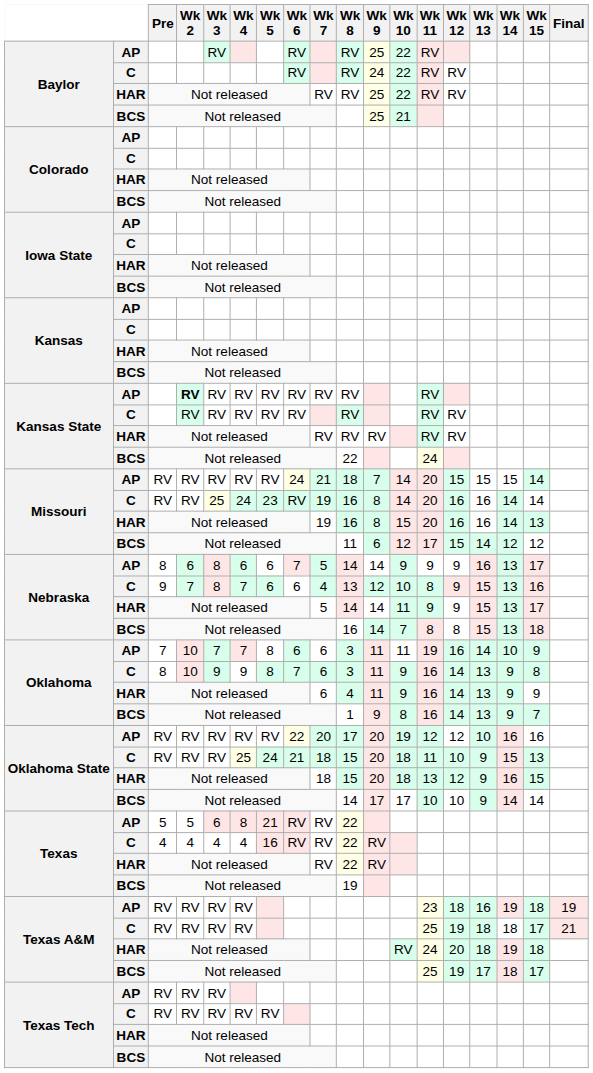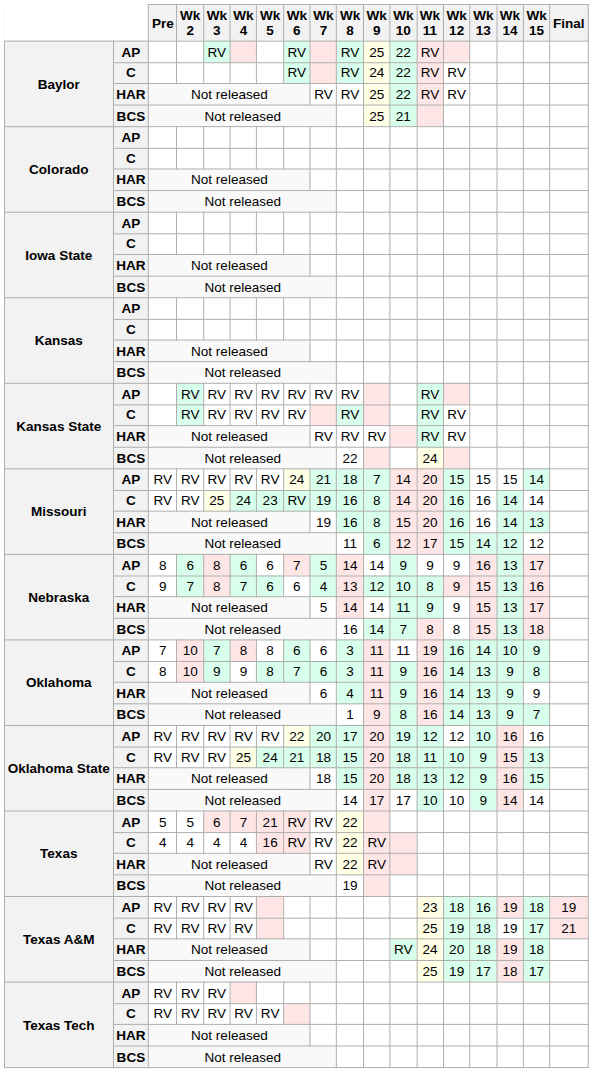(190, 394) bold -> (190, 394) normal
(243, 651) 7 -> (243, 651) 8
(243, 822) 8 -> (243, 822) 7
(510, 929) 18 -> (510, 929) 19
